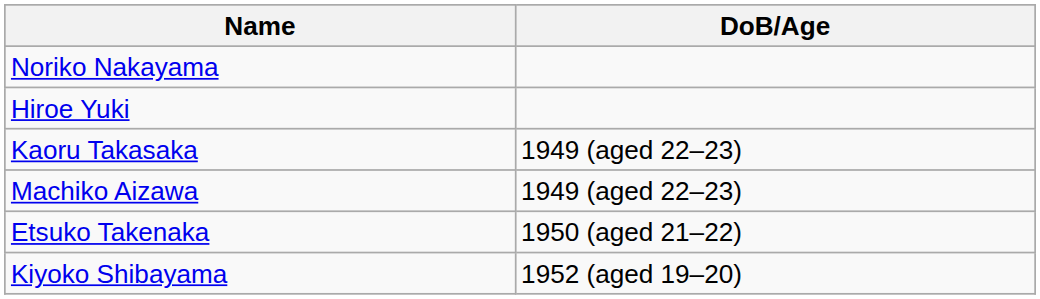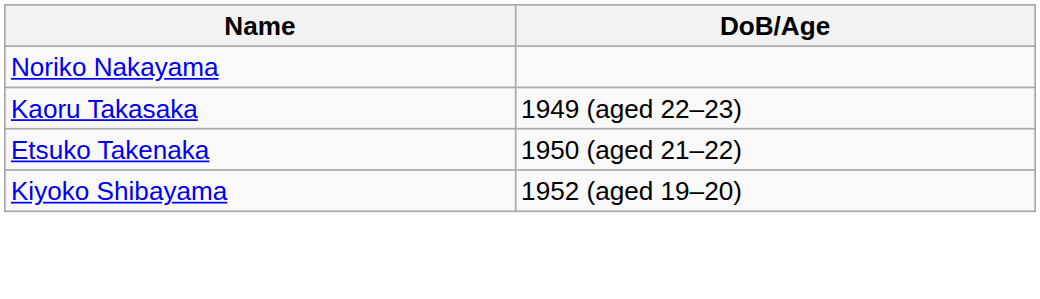- row: (70, 109)
- row: (105, 191)
